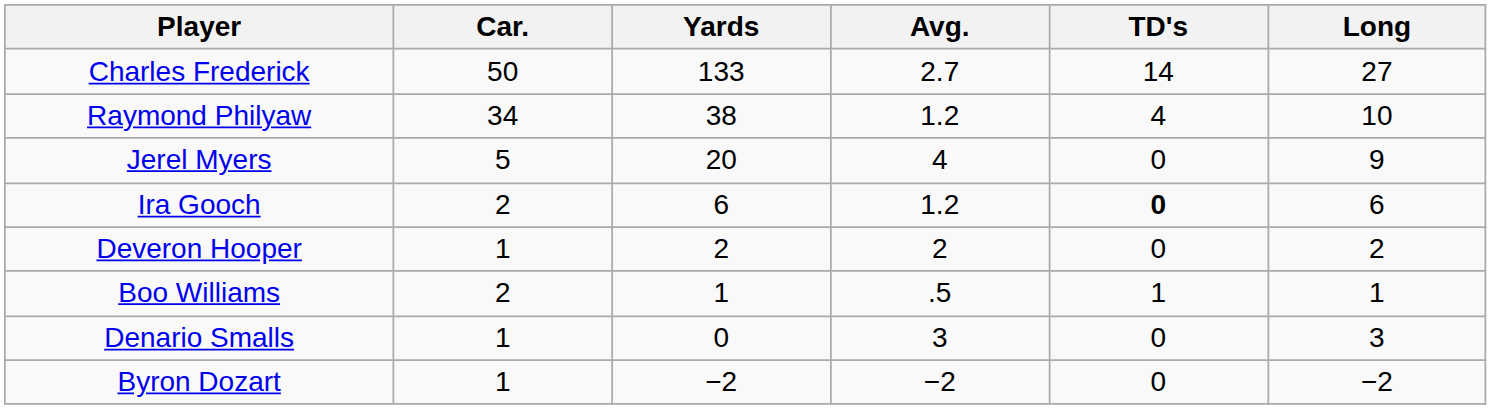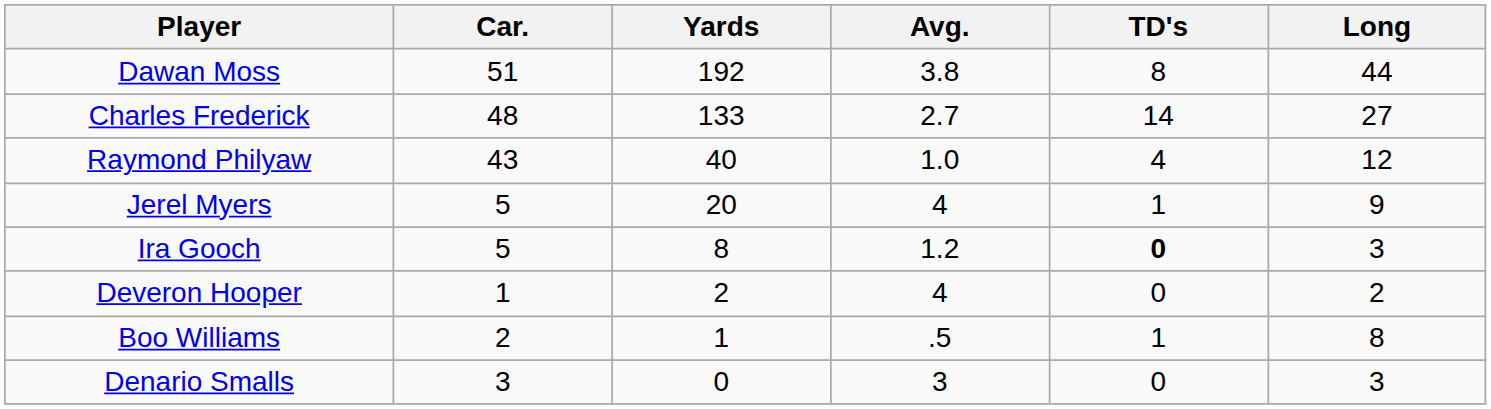+ row: (199, 71)
(503, 71) 50 -> (503, 115) 48
(503, 115) 34 -> (503, 159) 43
(721, 115) 38 -> (721, 159) 40
(940, 115) 1.2 -> (940, 159) 1.0
(1377, 115) 10 -> (1377, 159) 12
(1158, 159) 0 -> (1158, 204) 1
(503, 204) 2 -> (503, 248) 5
(721, 204) 6 -> (721, 248) 8
(1377, 204) 6 -> (1377, 248) 3
(940, 248) 2 -> (940, 293) 4
(1377, 293) 1 -> (1377, 337) 8
(503, 337) 1 -> (503, 381) 3
- row: (199, 381)
